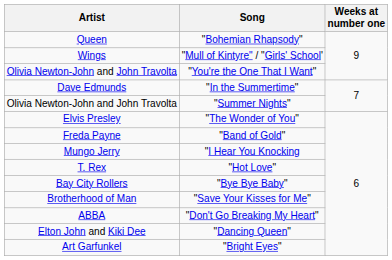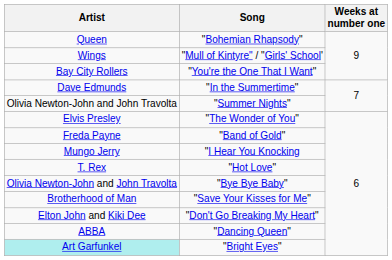(92, 71) Olivia Newton-John and John Travolta -> (92, 71) Bay City Rollers
(92, 183) Bay City Rollers -> (92, 183) Olivia Newton-John and John Travolta
(92, 215) ABBA -> (92, 215) Elton John and Kiki Dee
(92, 231) Elton John and Kiki Dee -> (92, 231) ABBA
(92, 247) no background -> (92, 247) paleturquoise background
